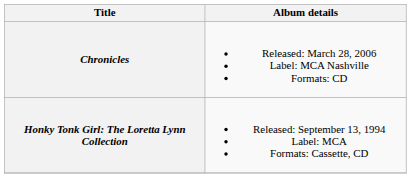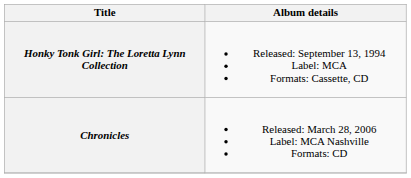rows swapped: (105, 135) <-> (105, 59)
